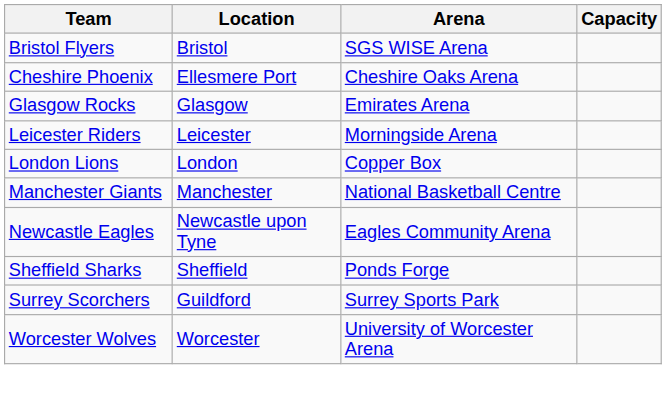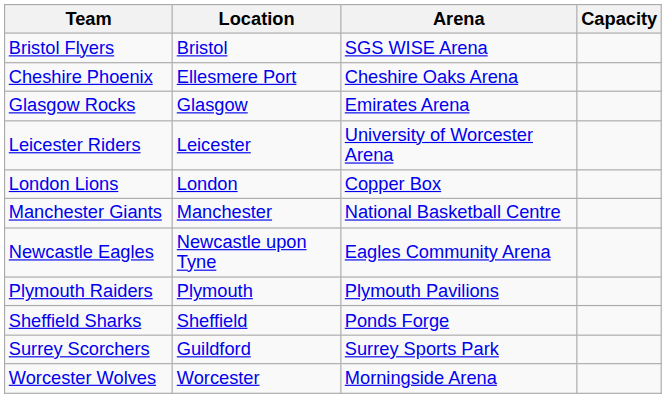(421, 134) Morningside Arena -> (439, 144) University of Worcester Arena
+ row: (81, 291)
(439, 339) University of Worcester Arena -> (421, 378) Morningside Arena
